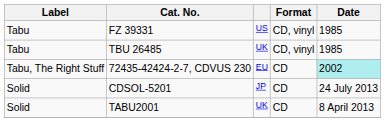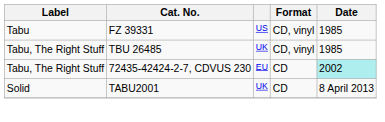(18, 49) Tabu -> (55, 49) Tabu, The Right Stuff
- row: (140, 88)
